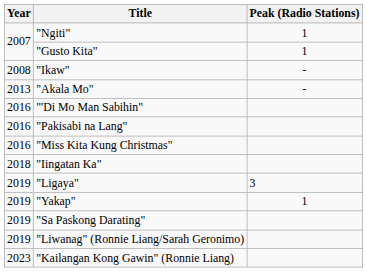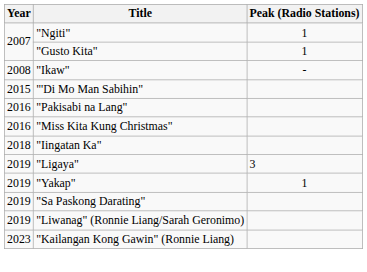- row: (65, 88)
(19, 107) 2016 -> (19, 88) 2015
